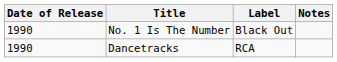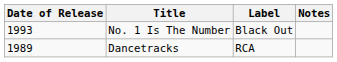(20, 30) 1990 -> (20, 30) 1993
(20, 48) 1990 -> (20, 48) 1989
